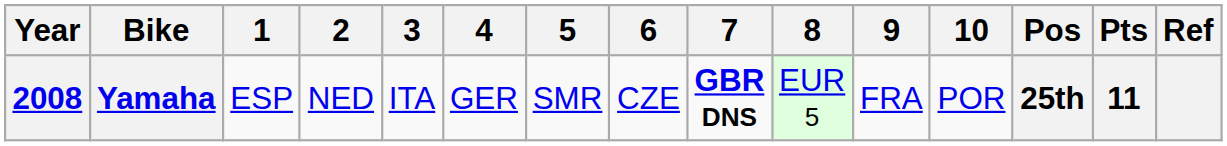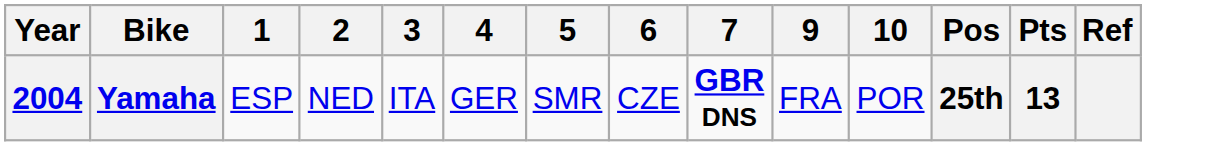- column: (812, 30)
(47, 97) 2008 -> (47, 97) 2004
(1124, 97) 11 -> (1043, 97) 13
